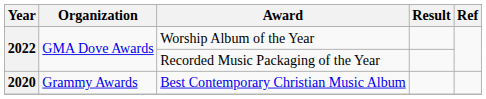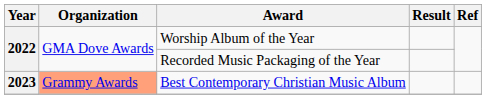(22, 82) 2020 -> (22, 82) 2023
(90, 82) no background -> (90, 82) lightsalmon background
